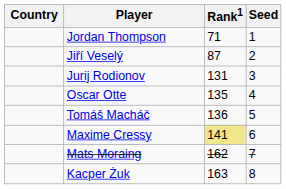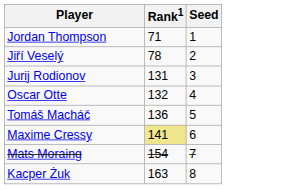- column: (34, 15)
(214, 56) 87 -> (155, 56) 78
(218, 95) 135 -> (158, 95) 132
(218, 154) 162 -> (158, 154) 154
